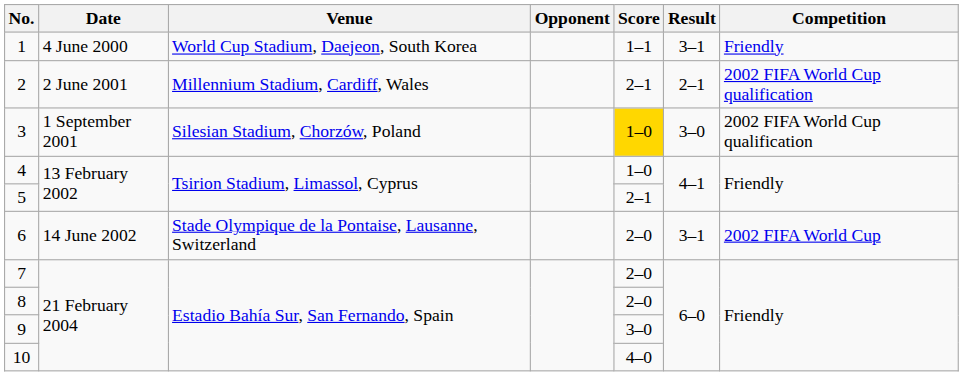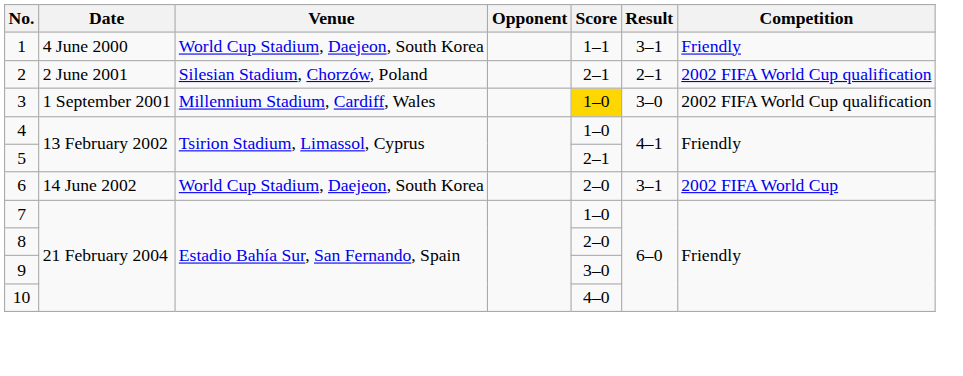(300, 84) Millennium Stadium, Cardiff, Wales -> (303, 74) Silesian Stadium, Chorzów, Poland
(296, 131) Silesian Stadium, Chorzów, Poland -> (307, 102) Millennium Stadium, Cardiff, Wales
(325, 235) Stade Olympique de la Pontaise, Lausanne, Switzerland -> (331, 185) World Cup Stadium, Daejeon, South Korea
(639, 273) 2–0 -> (596, 213) 1–0
